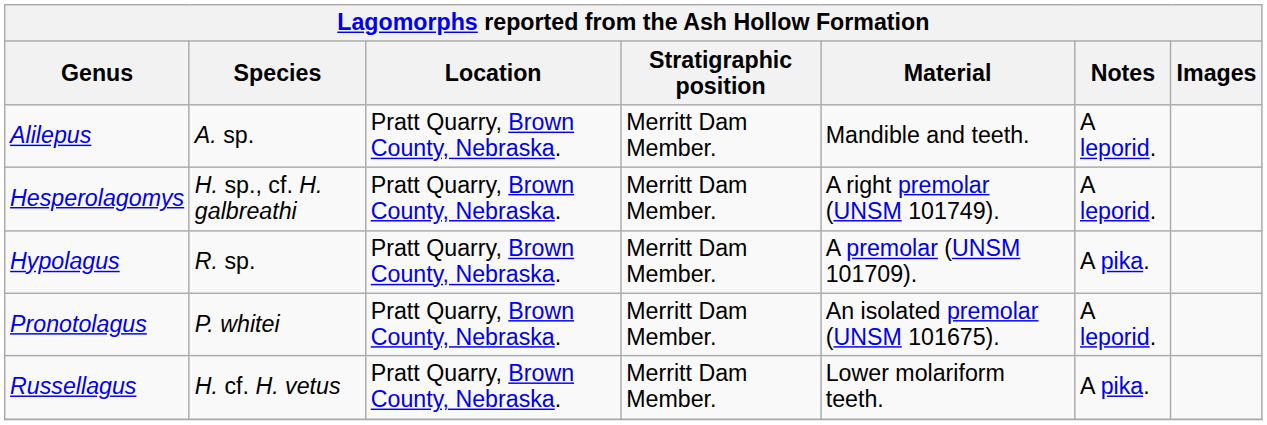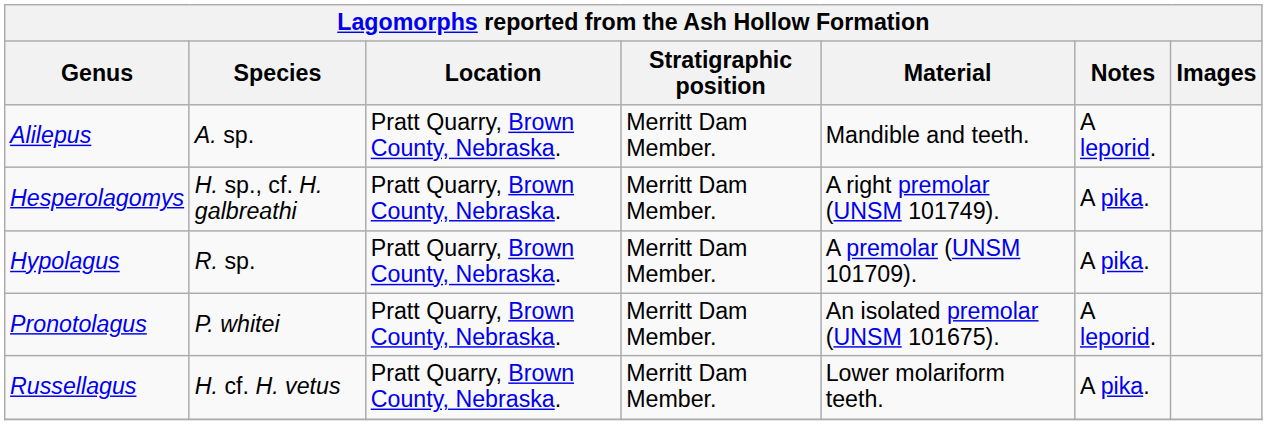(1118, 198) A leporid. -> (1115, 198) A pika.
